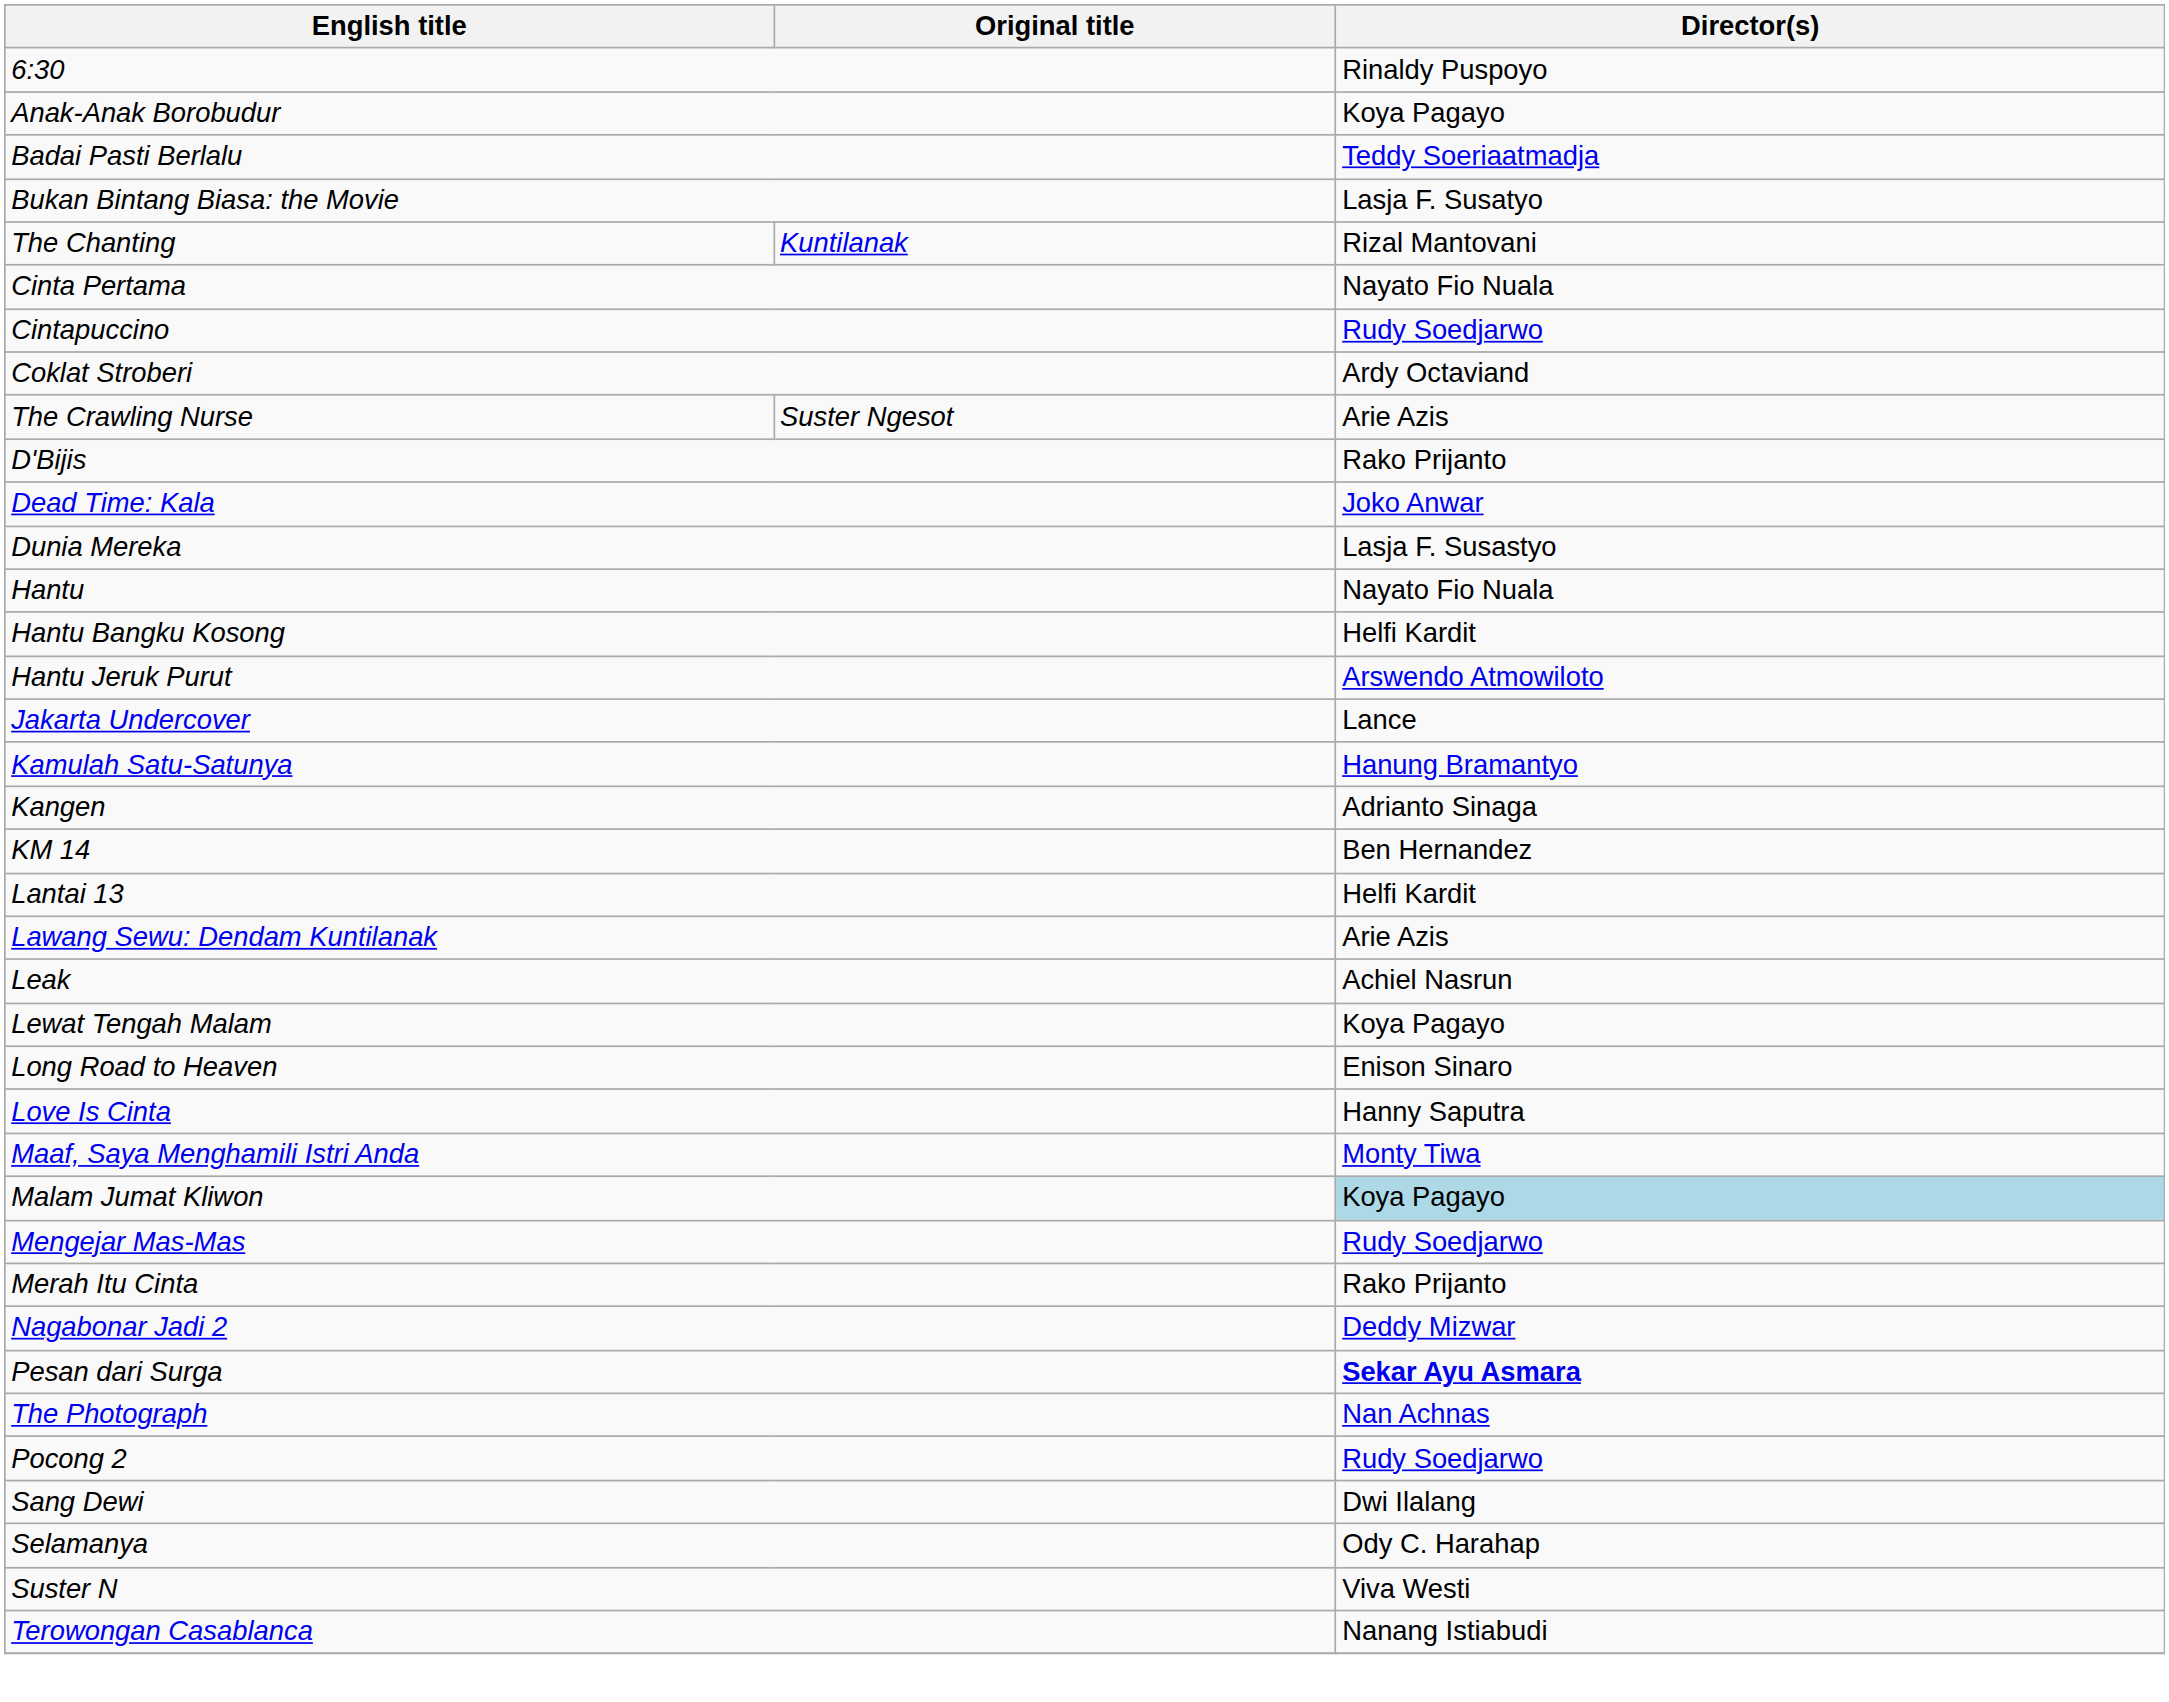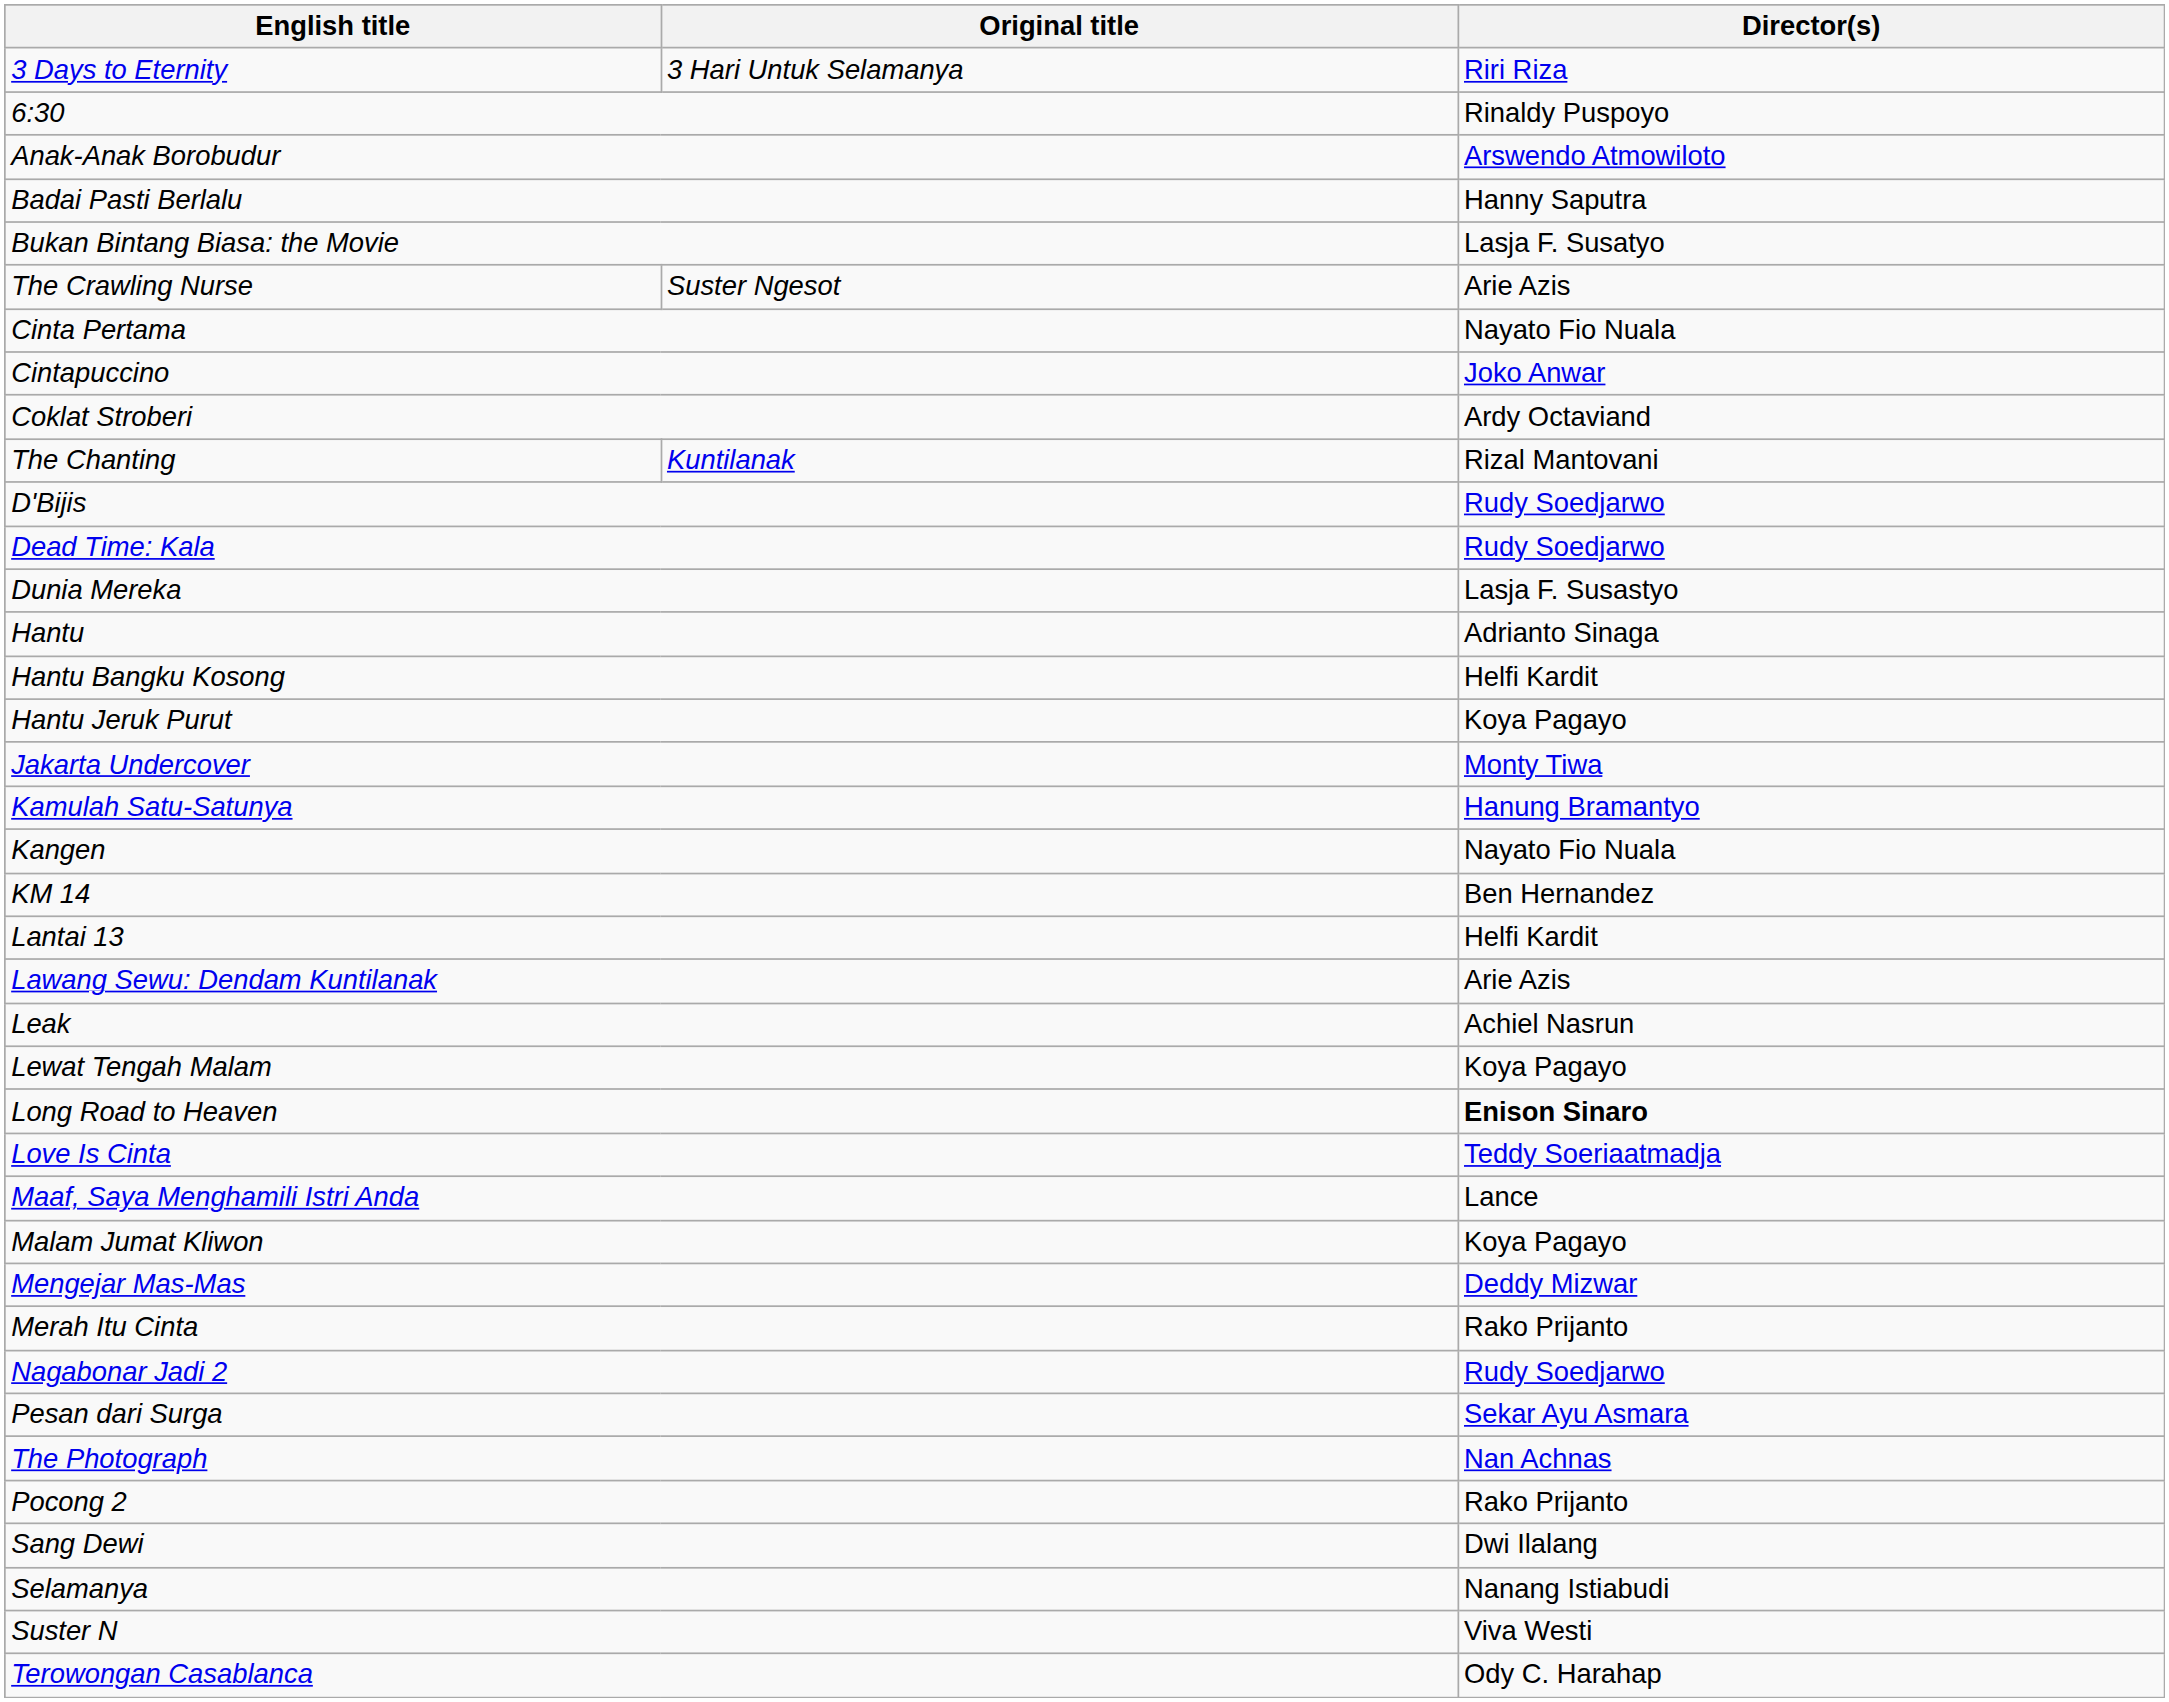+ row: (119, 69)
(1424, 112) Koya Pagayo -> (1595, 156) Arswendo Atmowiloto
(1471, 156) Teddy Soeriaatmadja -> (1555, 199) Hanny Saputra
rows swapped: (93, 243) <-> (132, 416)
(1443, 329) Rudy Soedjarwo -> (1535, 373) Joko Anwar
(1424, 460) Rako Prijanto -> (1564, 503) Rudy Soedjarwo
(1413, 503) Joko Anwar -> (1564, 546) Rudy Soedjarwo
(1448, 590) Nayato Fio Nuala -> (1561, 633) Adrianto Sinaga
(1473, 677) Arswendo Atmowiloto -> (1545, 720) Koya Pagayo
(1379, 720) Lance -> (1533, 763) Monty Tiwa
(1440, 807) Adrianto Sinaga -> (1570, 850) Nayato Fio Nuala
(1427, 1067) normal -> (1556, 1110) bold
(1433, 1110) Hanny Saputra -> (1593, 1154) Teddy Soeriaatmadja
(1411, 1154) Monty Tiwa -> (1501, 1197) Lance
(1424, 1197) lightblue background -> (1545, 1241) no background
(1443, 1241) Rudy Soedjarwo -> (1551, 1284) Deddy Mizwar
(1429, 1327) Deddy Mizwar -> (1564, 1371) Rudy Soedjarwo
(1462, 1371) bold -> (1576, 1414) normal
(1443, 1458) Rudy Soedjarwo -> (1546, 1501) Rako Prijanto
(1441, 1544) Ody C. Harahap -> (1567, 1588) Nanang Istiabudi
(1445, 1631) Nanang Istiabudi -> (1563, 1675) Ody C. Harahap
